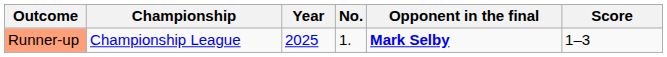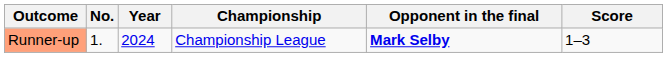columns swapped: (351, 16) <-> (184, 16)
(302, 40) 2025 -> (138, 40) 2024
